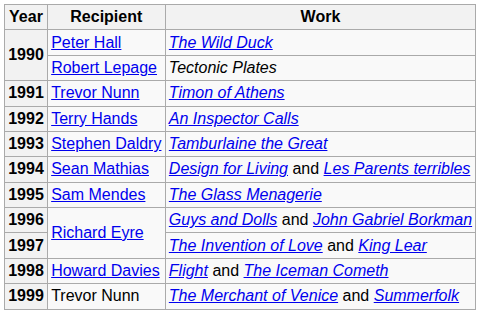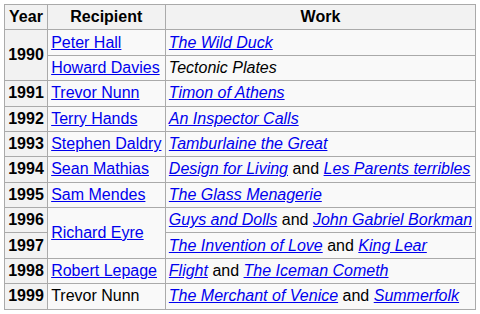(104, 67) Robert Lepage -> (105, 67) Howard Davies
(105, 270) Howard Davies -> (104, 270) Robert Lepage
